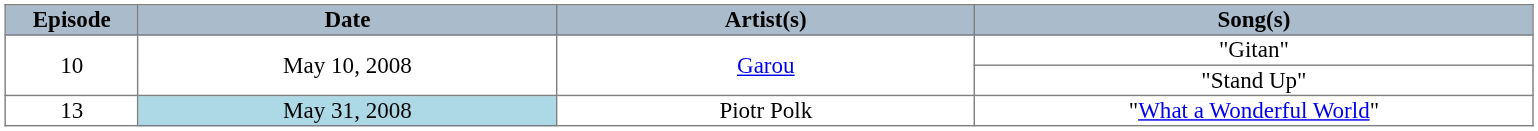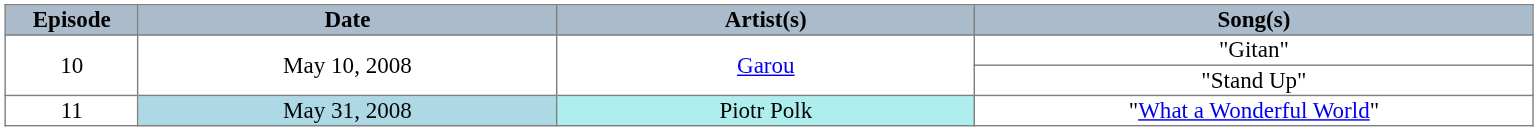(72, 110) 13 -> (72, 110) 11
(766, 110) no background -> (766, 110) paleturquoise background
